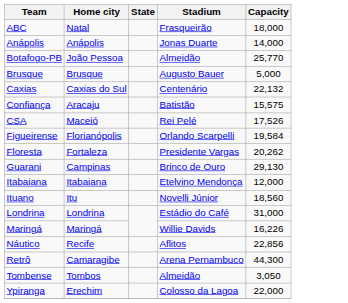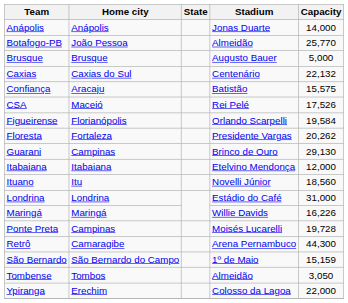- row: (17, 27)
- row: (23, 244)
+ row: (32, 228)
+ row: (37, 259)
